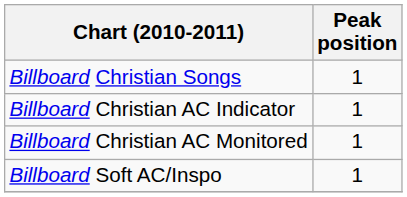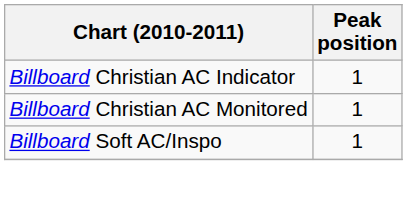- row: (125, 76)
